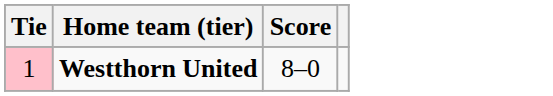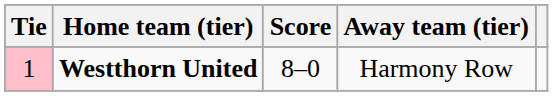+ column: (436, 25)
